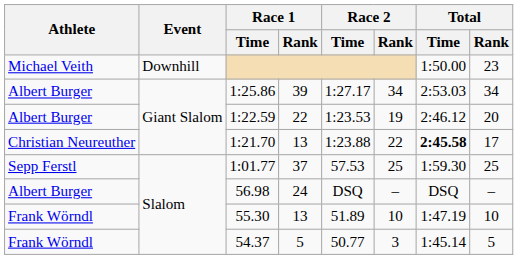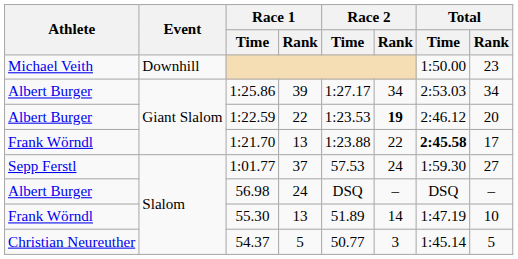(395, 117) normal -> (395, 117) bold
(72, 142) Christian Neureuther -> (51, 142) Frank Wörndl
(395, 166) 25 -> (395, 166) 24
(491, 166) 25 -> (491, 166) 27
(395, 216) 10 -> (395, 216) 14
(51, 241) Frank Wörndl -> (72, 241) Christian Neureuther
